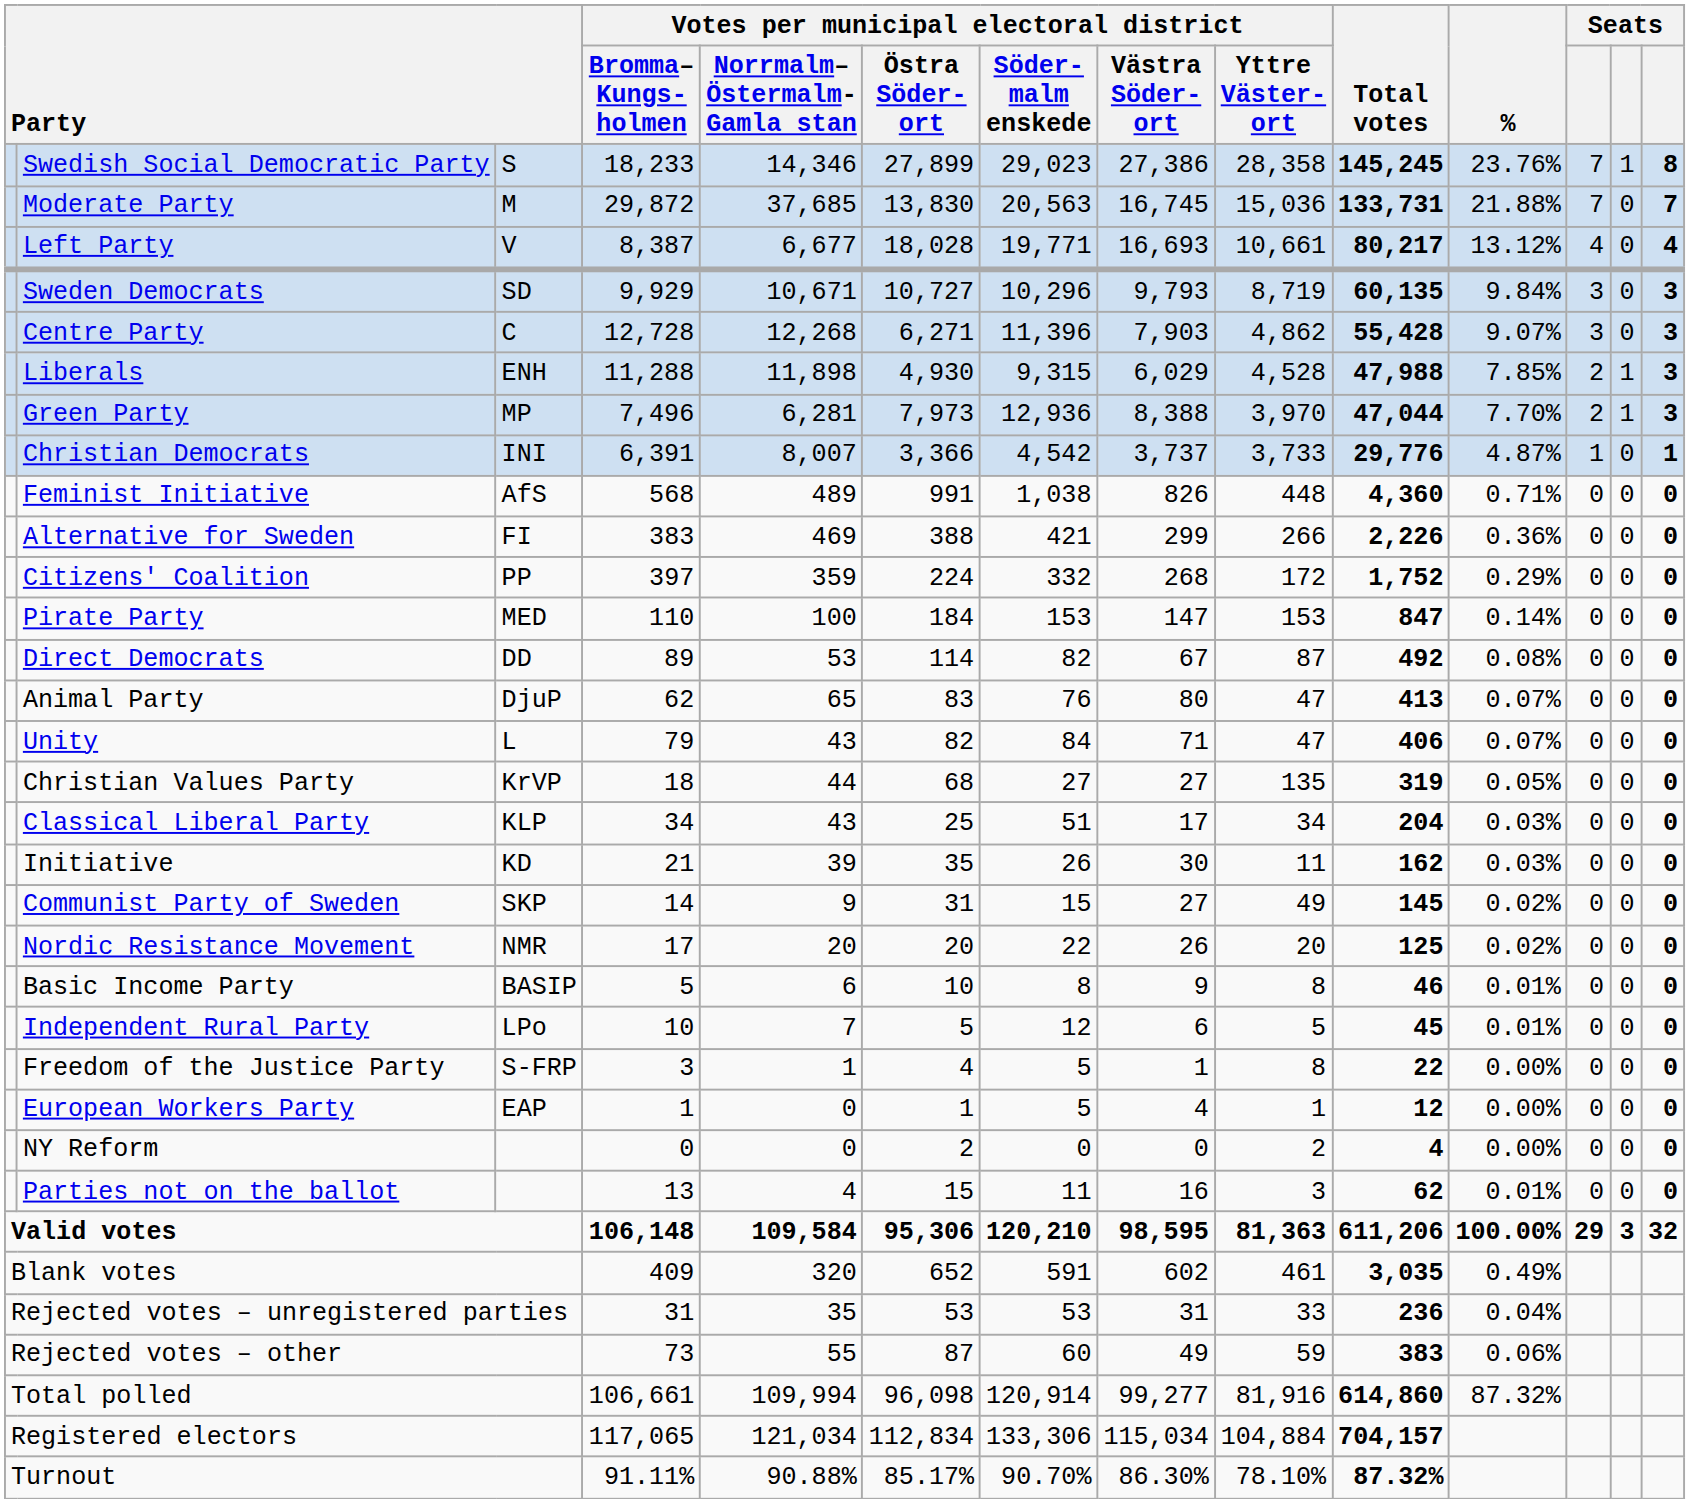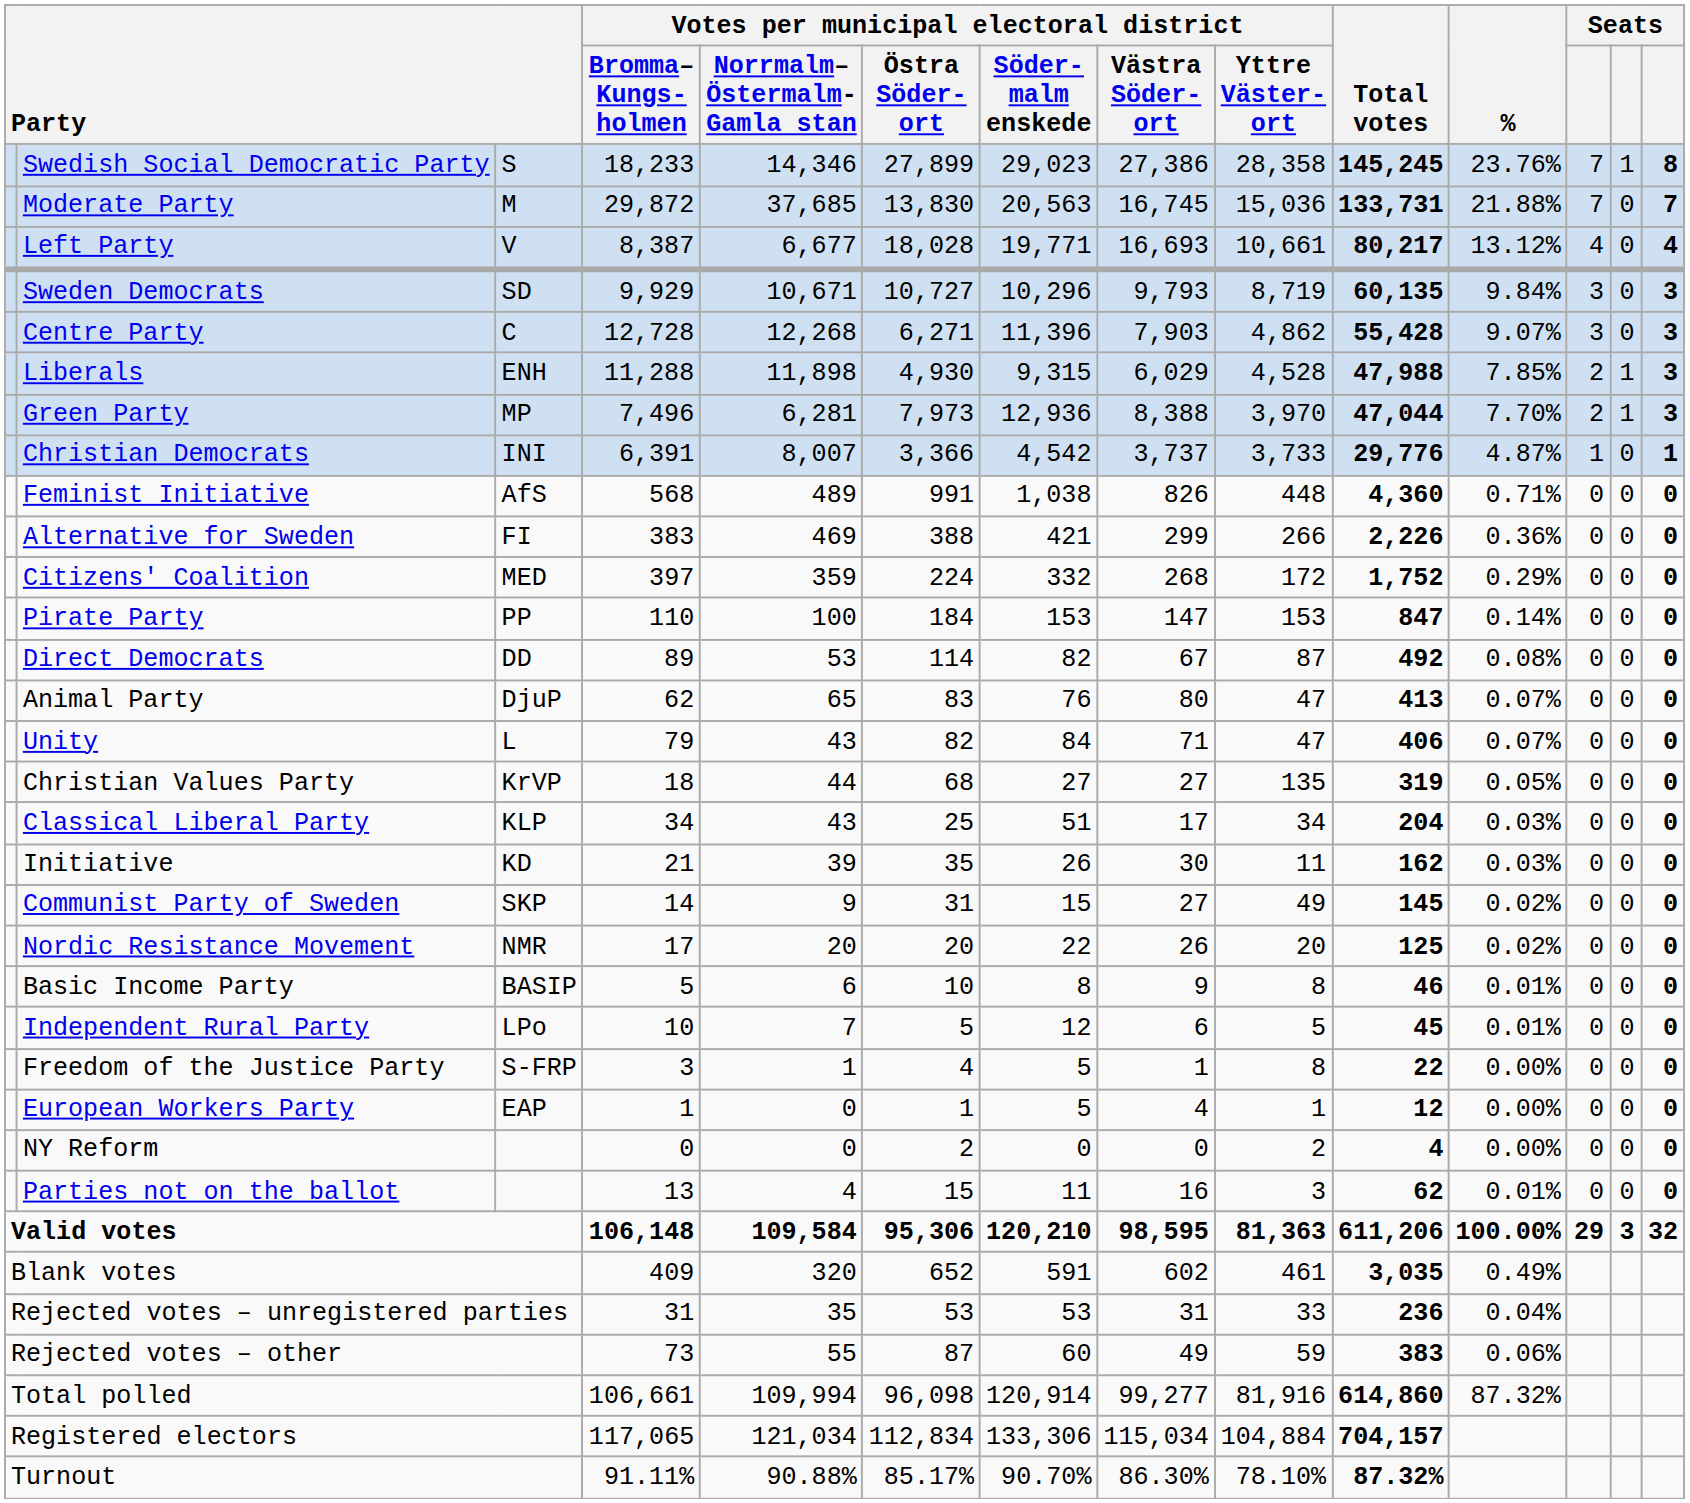(517, 578) PP -> (524, 578) MED
(524, 619) MED -> (517, 619) PP
